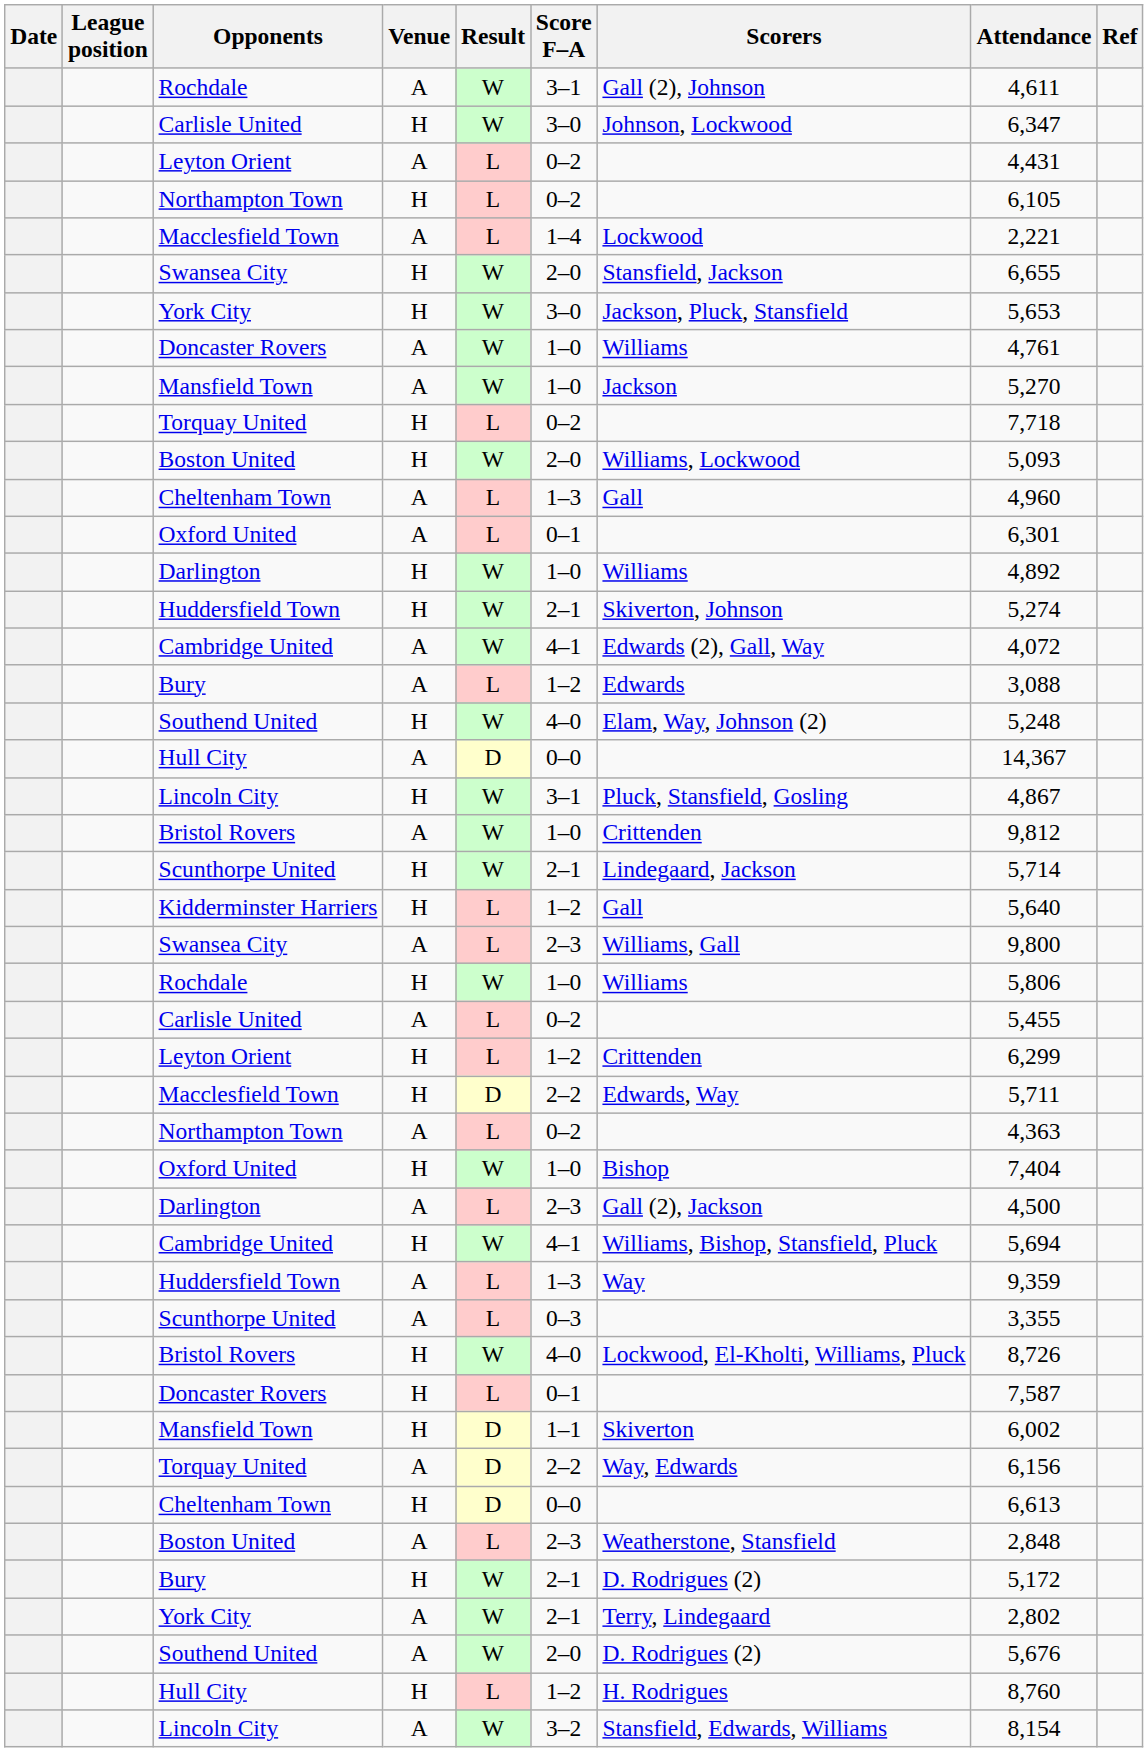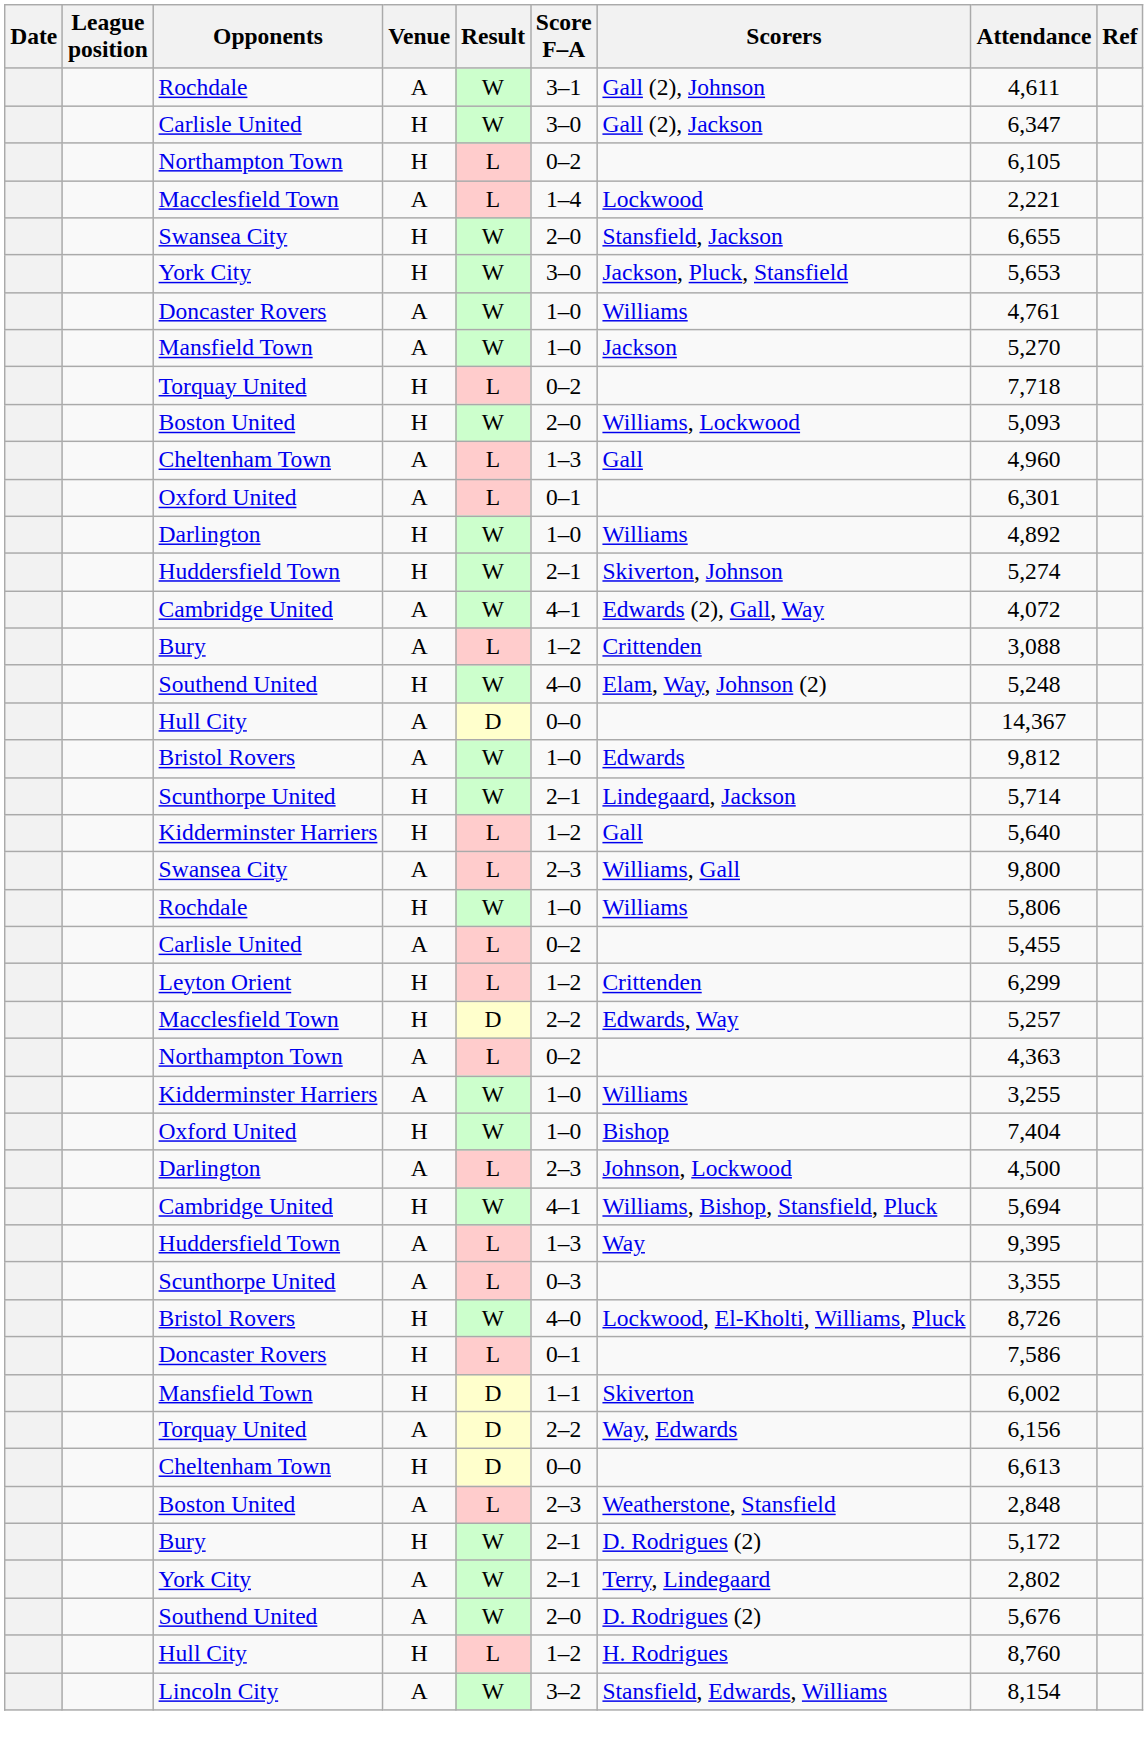(697, 124) Johnson, Lockwood -> (682, 124) Gall (2), Jackson
- row: (225, 161)
(644, 683) Edwards -> (652, 646) Crittenden
- row: (218, 795)
(652, 832) Crittenden -> (644, 758) Edwards
(1034, 1094) 5,711 -> (1034, 1019) 5,257
+ row: (268, 1094)
(682, 1205) Gall (2), Jackson -> (697, 1168) Johnson, Lockwood
(1034, 1280) 9,359 -> (1034, 1243) 9,395
(1034, 1392) 7,587 -> (1034, 1355) 7,586
